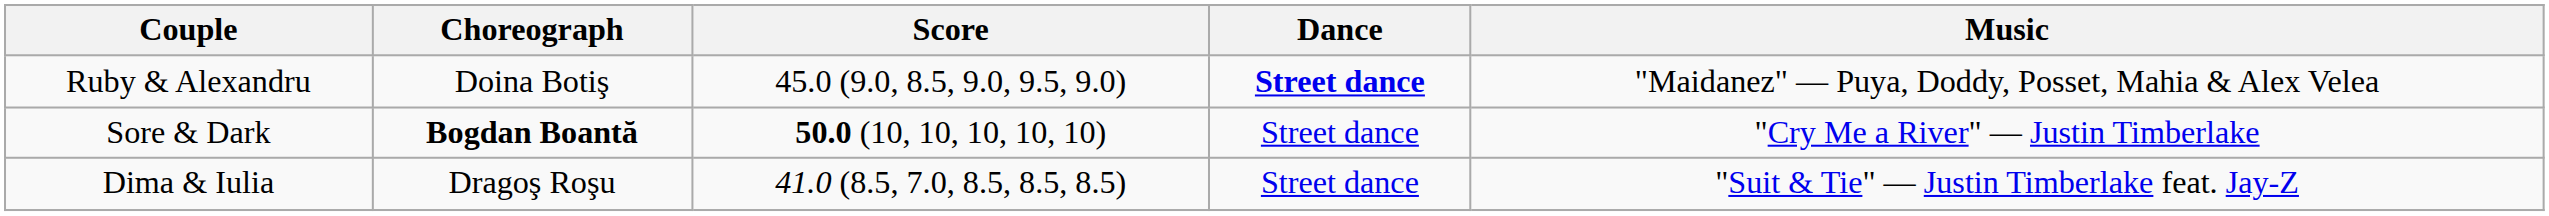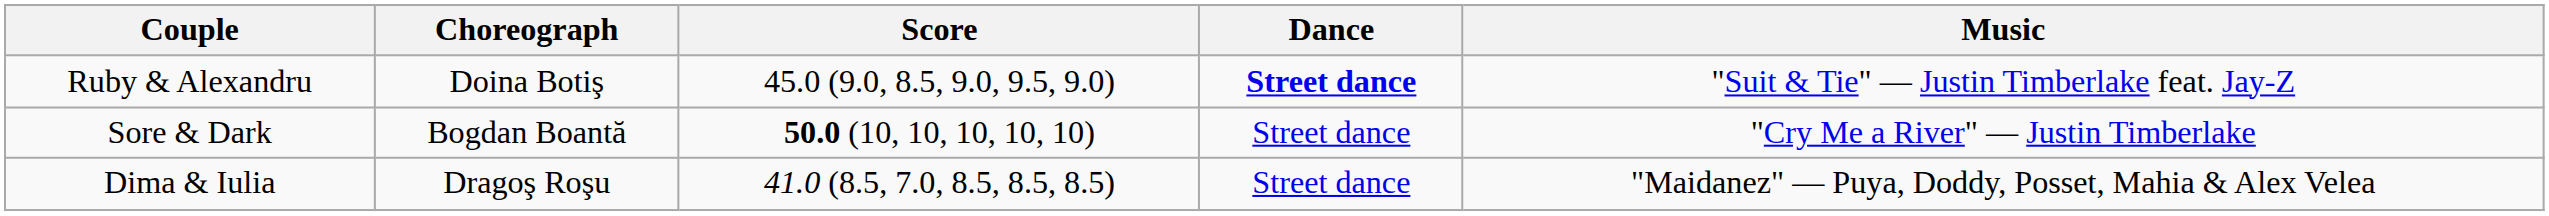(2007, 81) "Maidanez" — Puya, Doddy, Posset, Mahia & Alex Velea -> (2003, 81) "Suit & Tie" — Justin Timberlake feat. Jay-Z
(532, 132) bold -> (527, 132) normal
(2007, 183) "Suit & Tie" — Justin Timberlake feat. Jay-Z -> (2003, 183) "Maidanez" — Puya, Doddy, Posset, Mahia & Alex Velea
